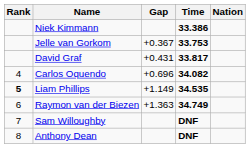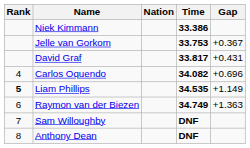columns swapped: (228, 12) <-> (159, 12)
